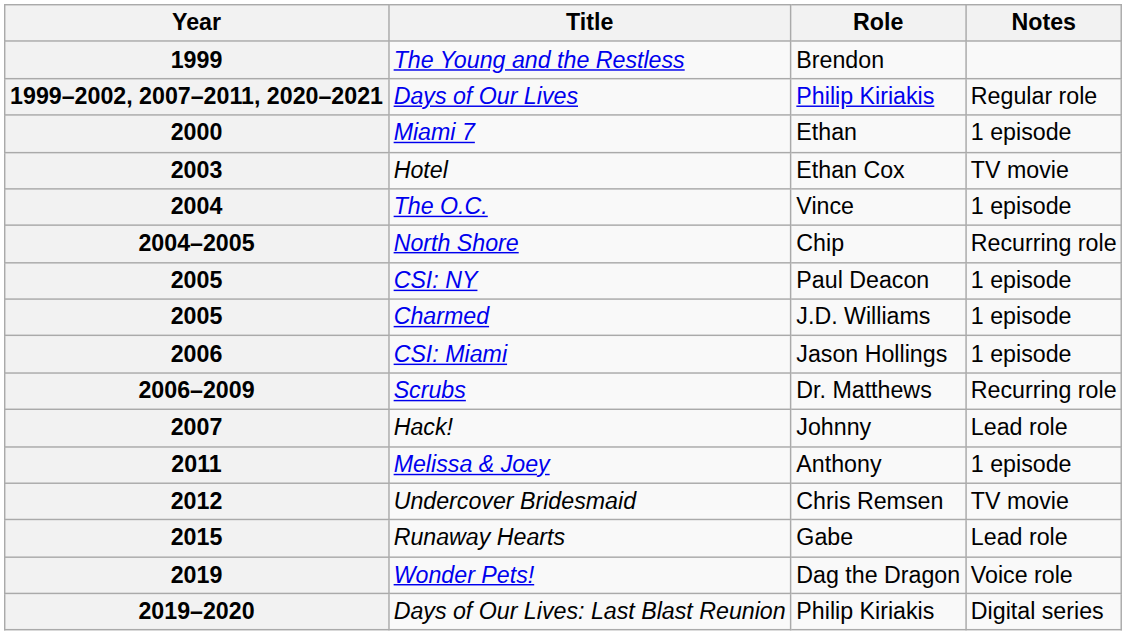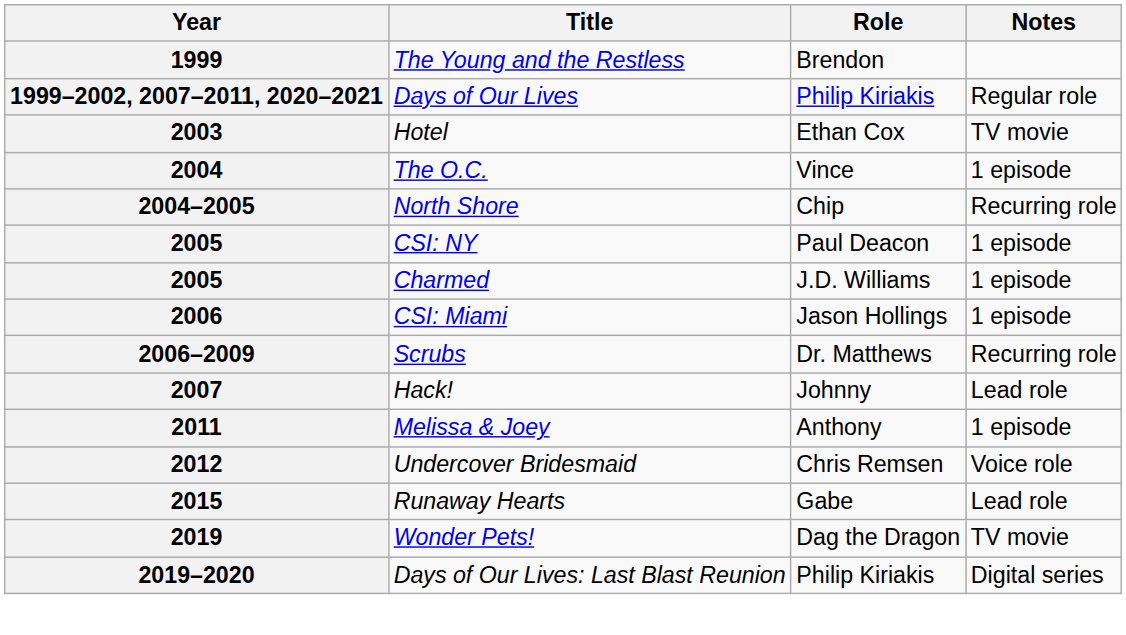- row: (197, 133)
(1020, 501) TV movie -> (1022, 464) Voice role
(1022, 574) Voice role -> (1020, 538) TV movie
